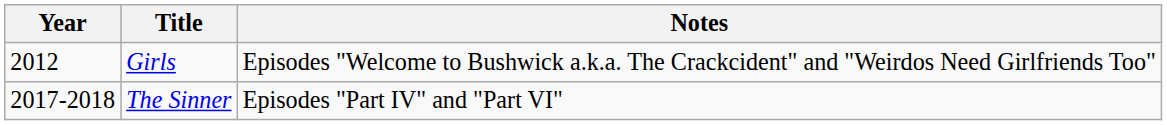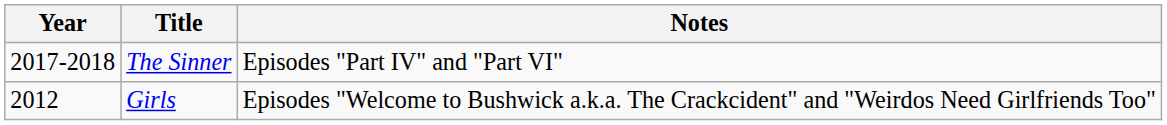rows swapped: (151, 61) <-> (179, 100)
